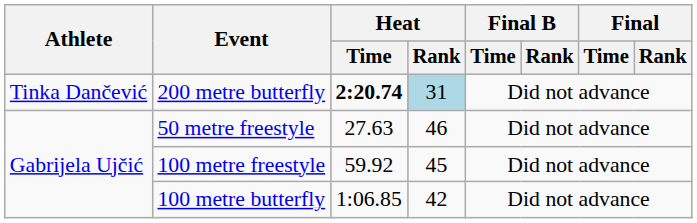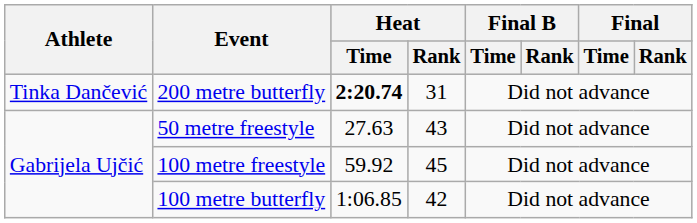(436, 92) lightblue background -> (436, 92) no background
(436, 128) 46 -> (436, 128) 43
